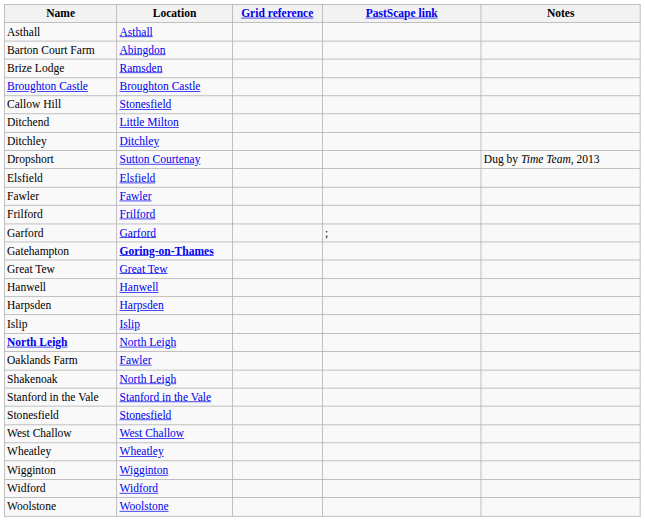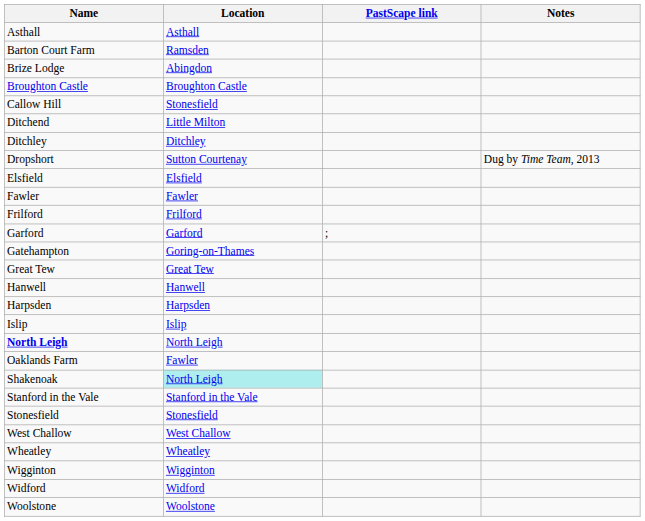- column: (277, 13)
(143, 50) Abingdon -> (187, 50) Ramsden
(141, 68) Ramsden -> (189, 68) Abingdon
(167, 251) bold -> (210, 251) normal
(148, 379) no background -> (194, 379) paleturquoise background
